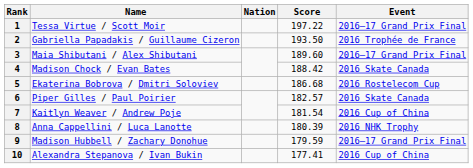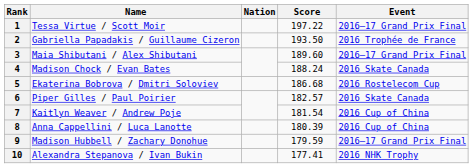(307, 69) 188.42 -> (307, 69) 188.24
(378, 127) 2016 NHK Trophy -> (384, 127) 2016 Cup of China
(384, 156) 2016 Cup of China -> (378, 156) 2016 NHK Trophy
